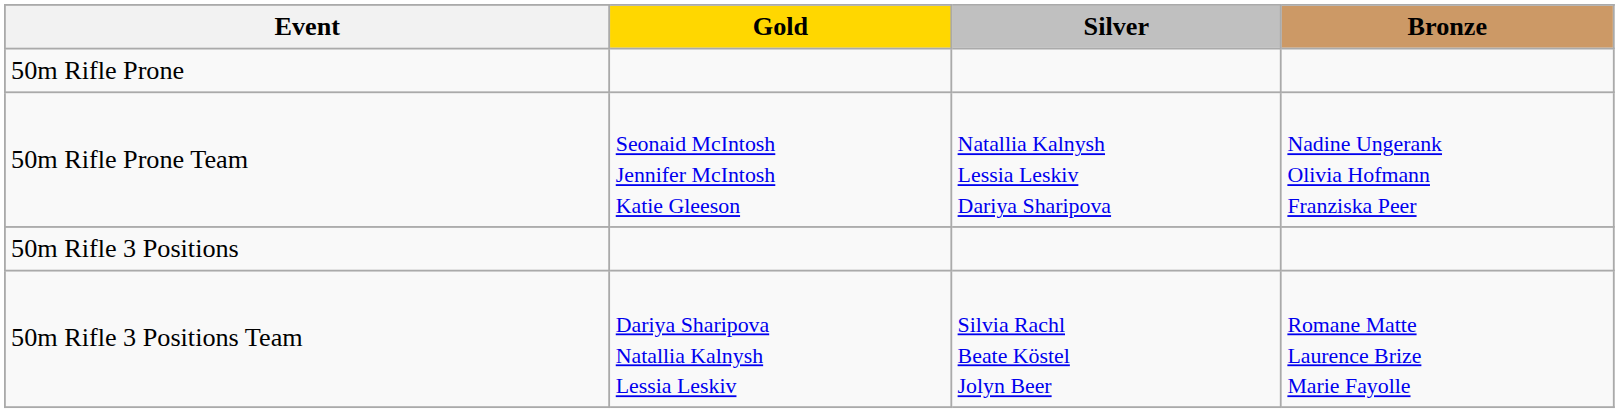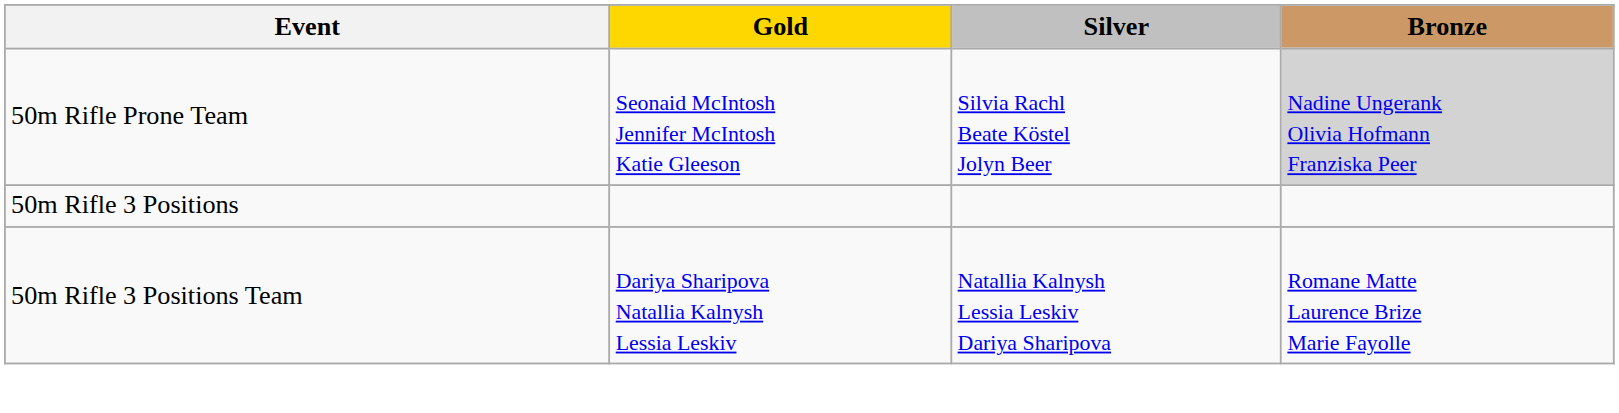- row: (98, 69)
(1034, 176) Natallia Kalnysh Lessia Leskiv Dariya Sharipova -> (1014, 133) Silvia Rachl Beate Köstel Jolyn Beer
(1365, 176) no background -> (1365, 133) lightgrey background
(1014, 355) Silvia Rachl Beate Köstel Jolyn Beer -> (1034, 312) Natallia Kalnysh Lessia Leskiv Dariya Sharipova
